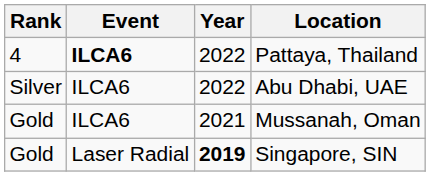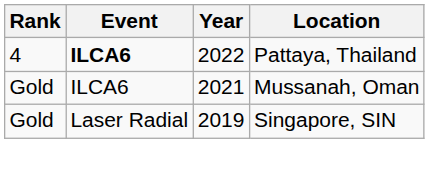- row: (332, 87)
(222, 154) bold -> (221, 120) normal
